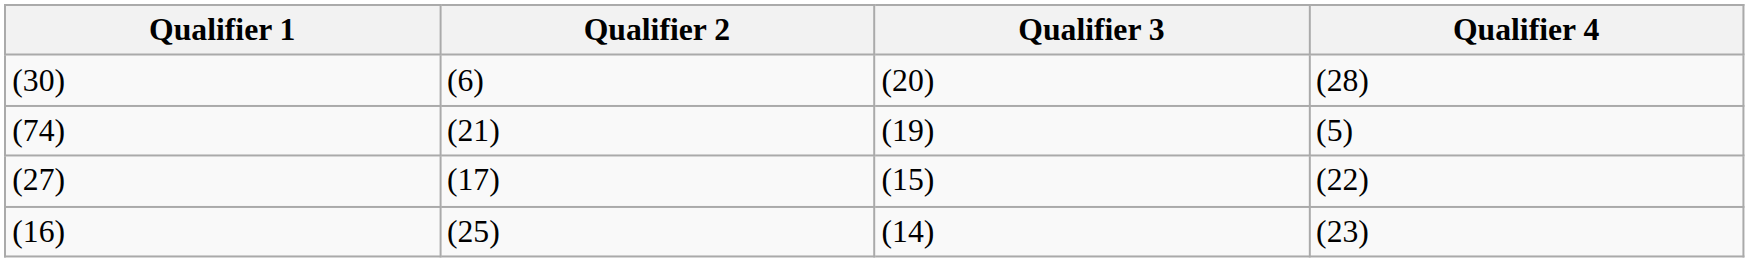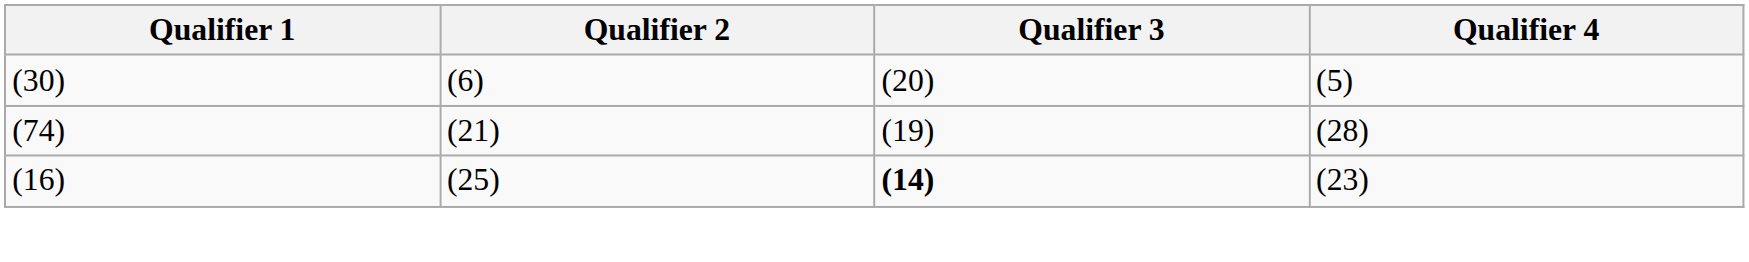(1343, 79) (28) -> (1335, 79) (5)
(1335, 130) (5) -> (1343, 130) (28)
- row: (39, 180)
(908, 230) normal -> (908, 180) bold
